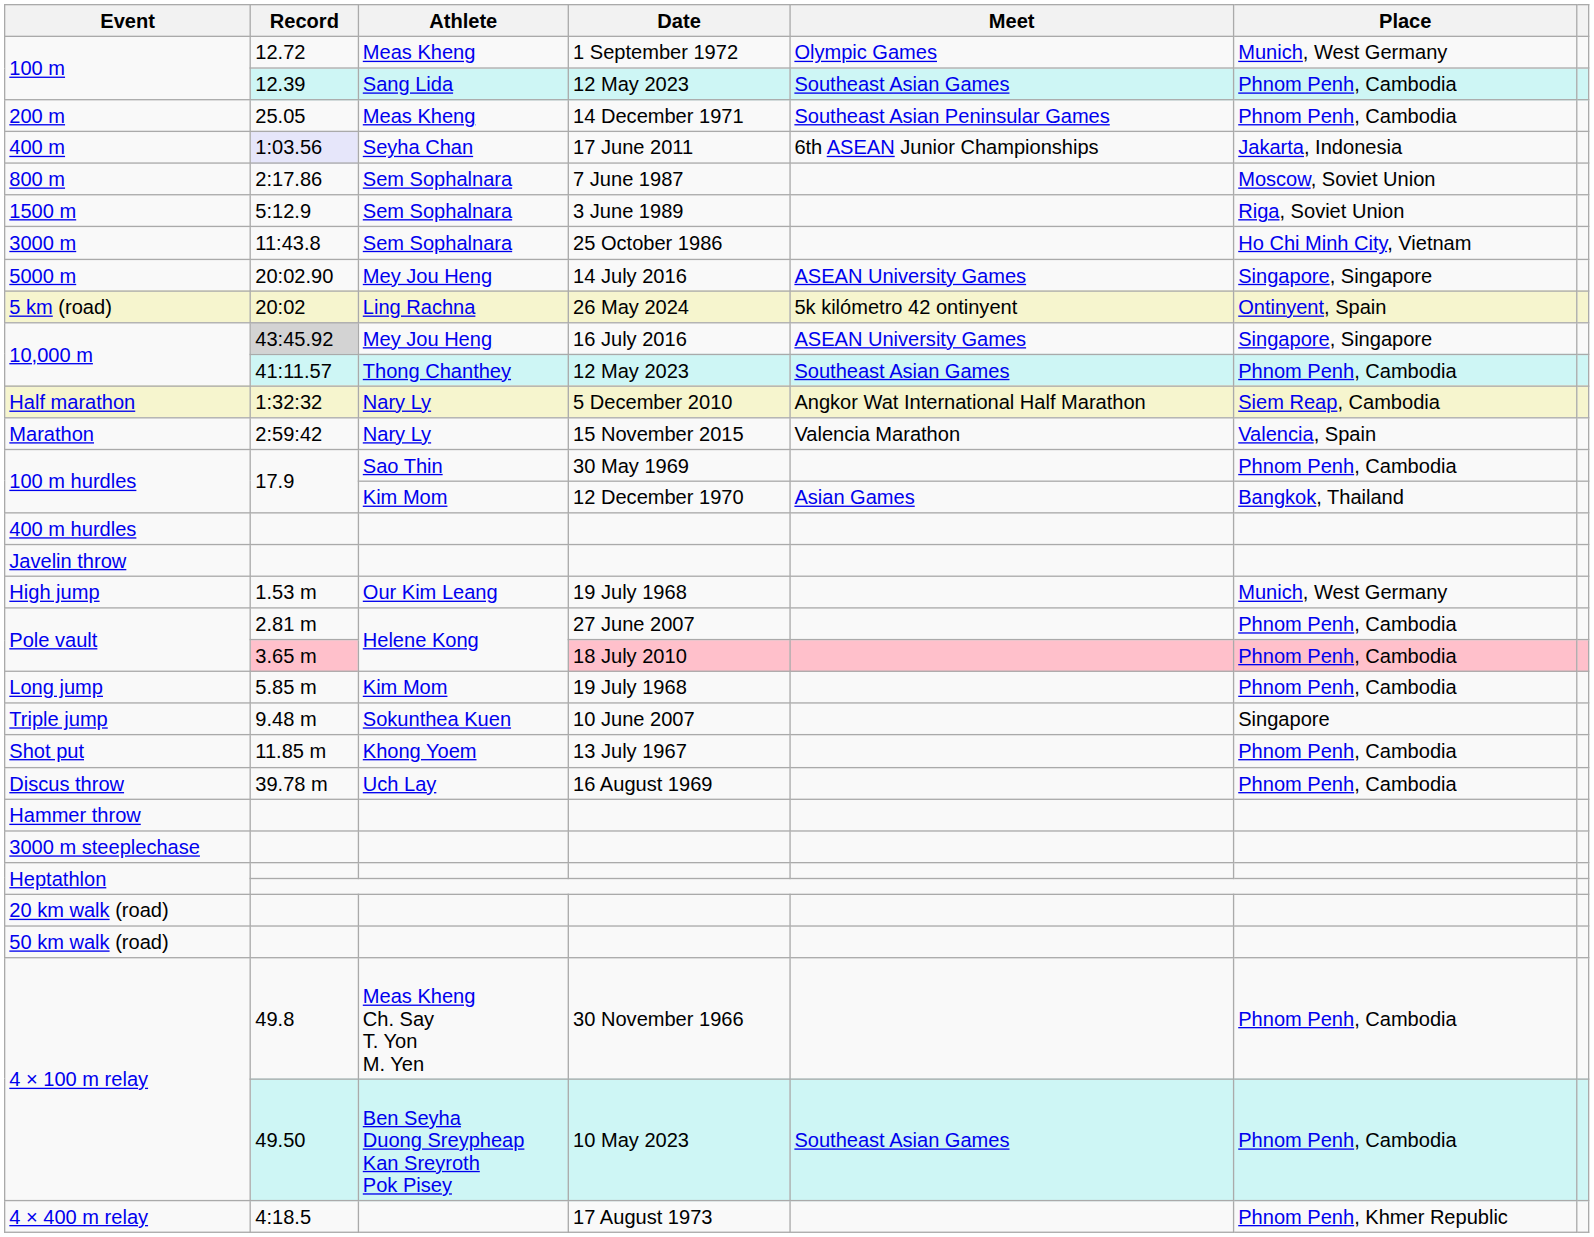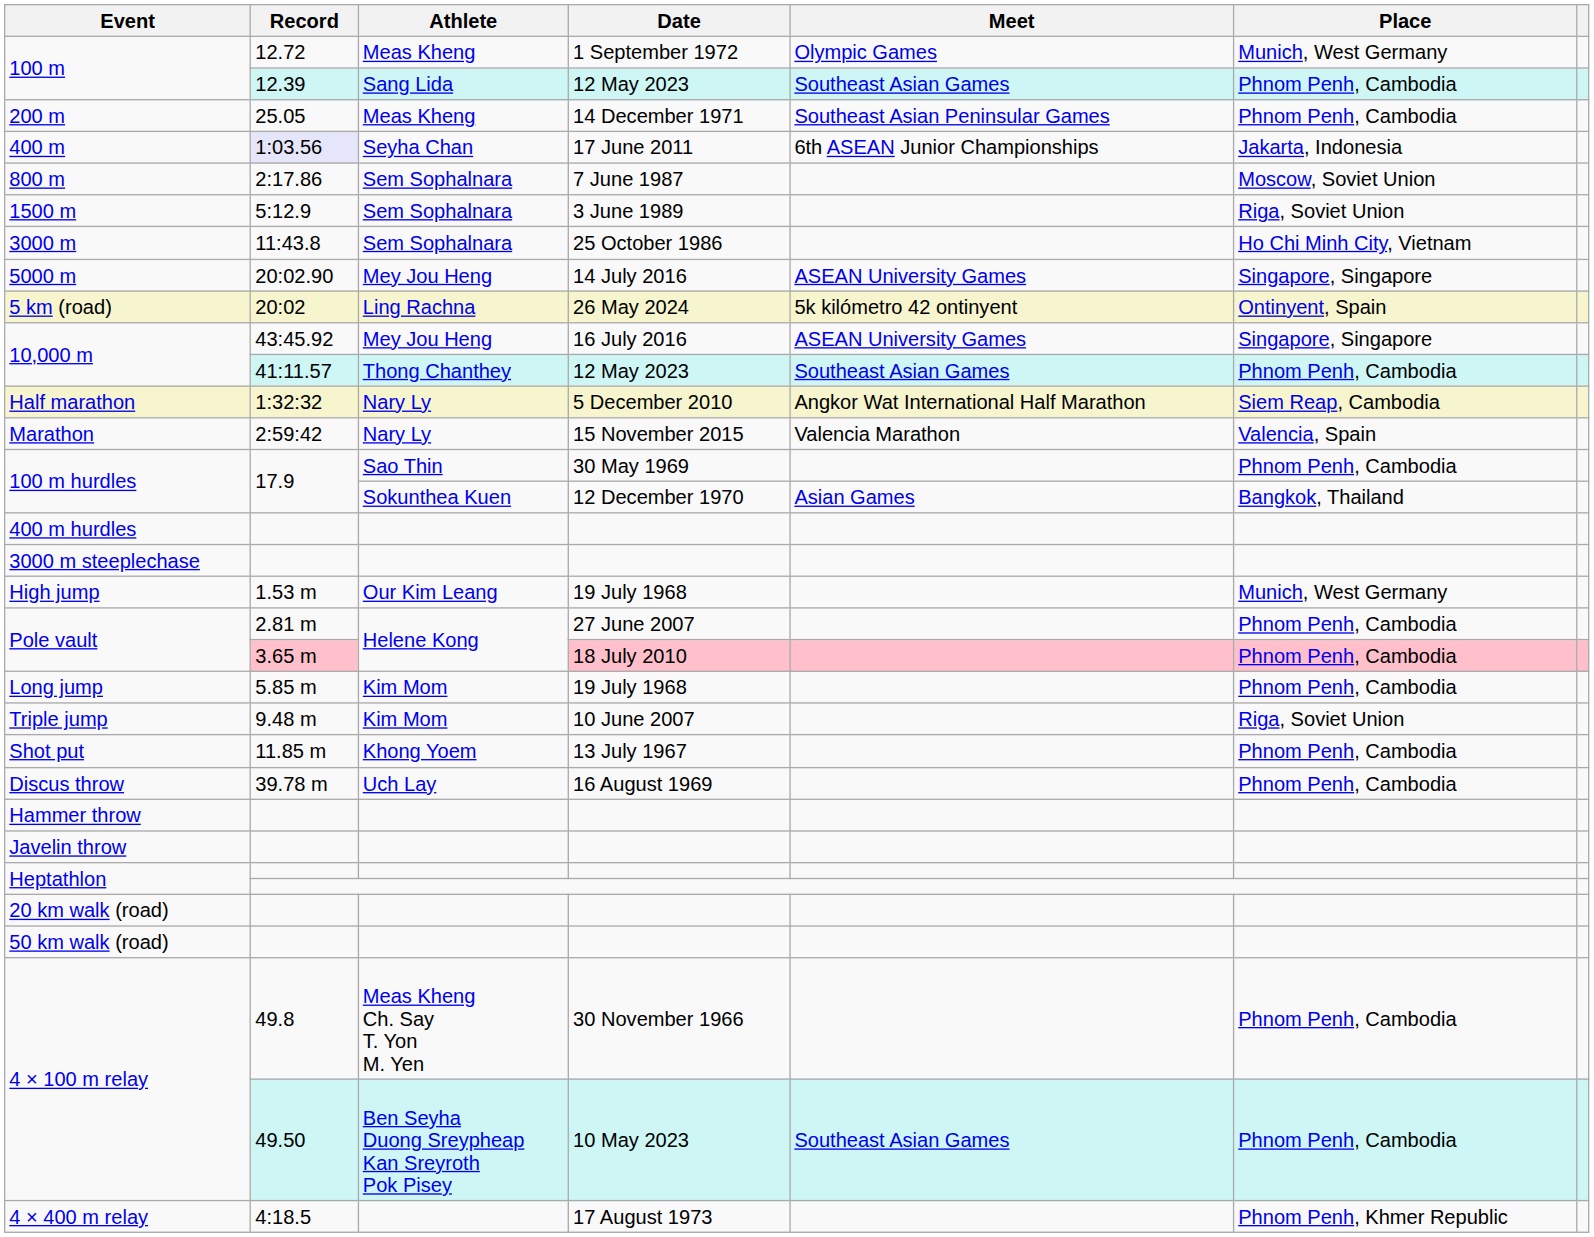(294, 338) lightgrey background -> (294, 338) no background
(405, 497) Kim Mom -> (437, 497) Sokunthea Kuen
rows swapped: (105, 847) <-> (68, 561)
(437, 720) Sokunthea Kuen -> (405, 720) Kim Mom
(1284, 720) Singapore -> (1321, 720) Riga, Soviet Union
